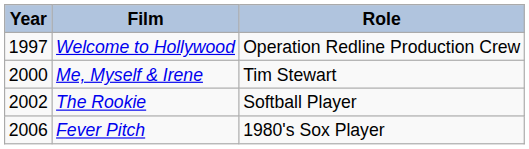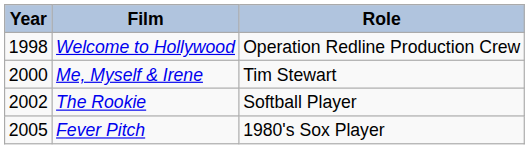(28, 47) 1997 -> (28, 47) 1998
(28, 130) 2006 -> (28, 130) 2005
